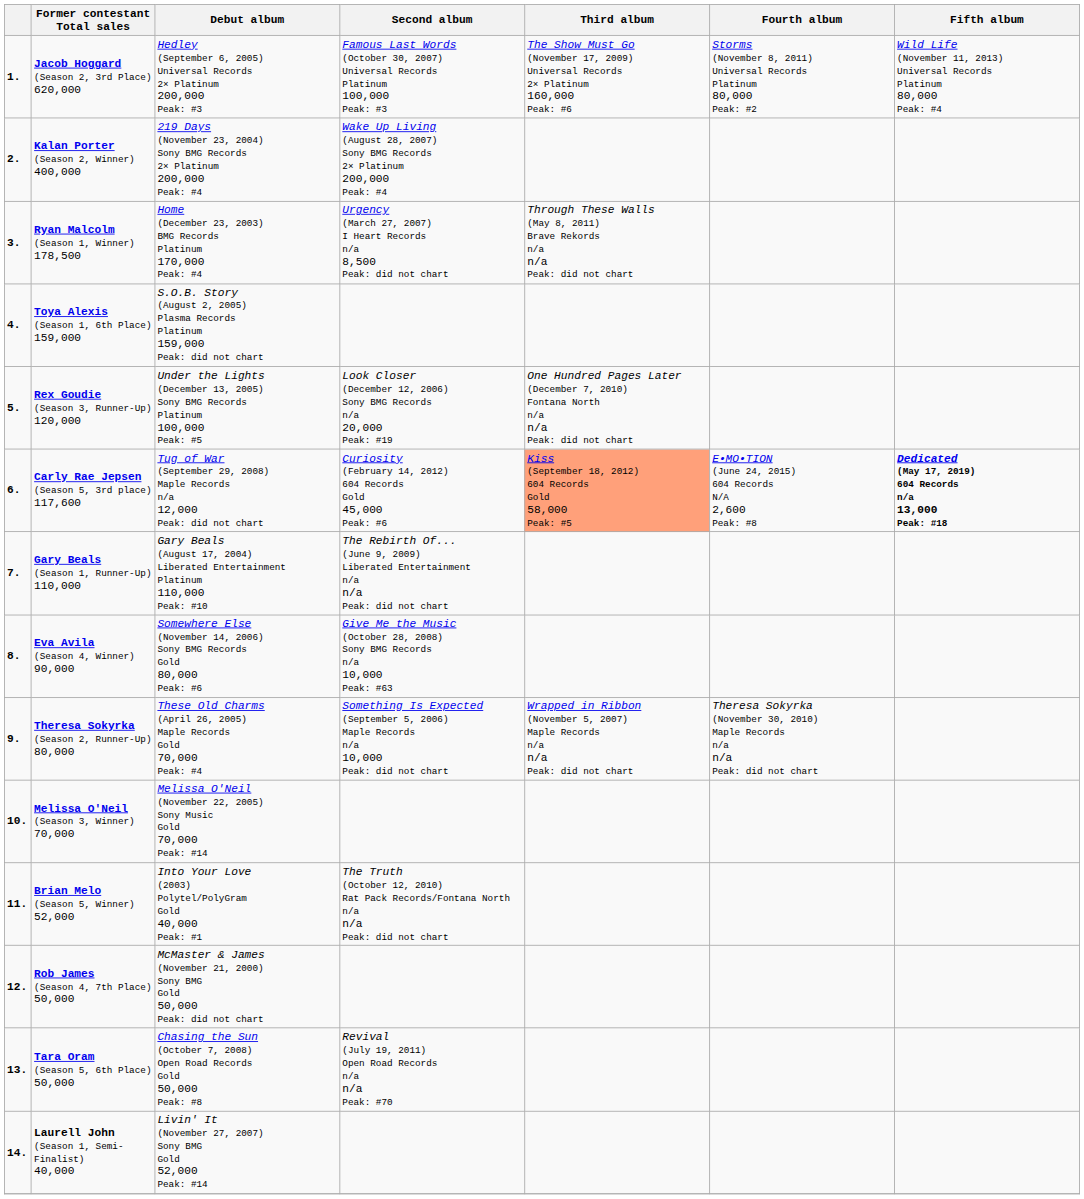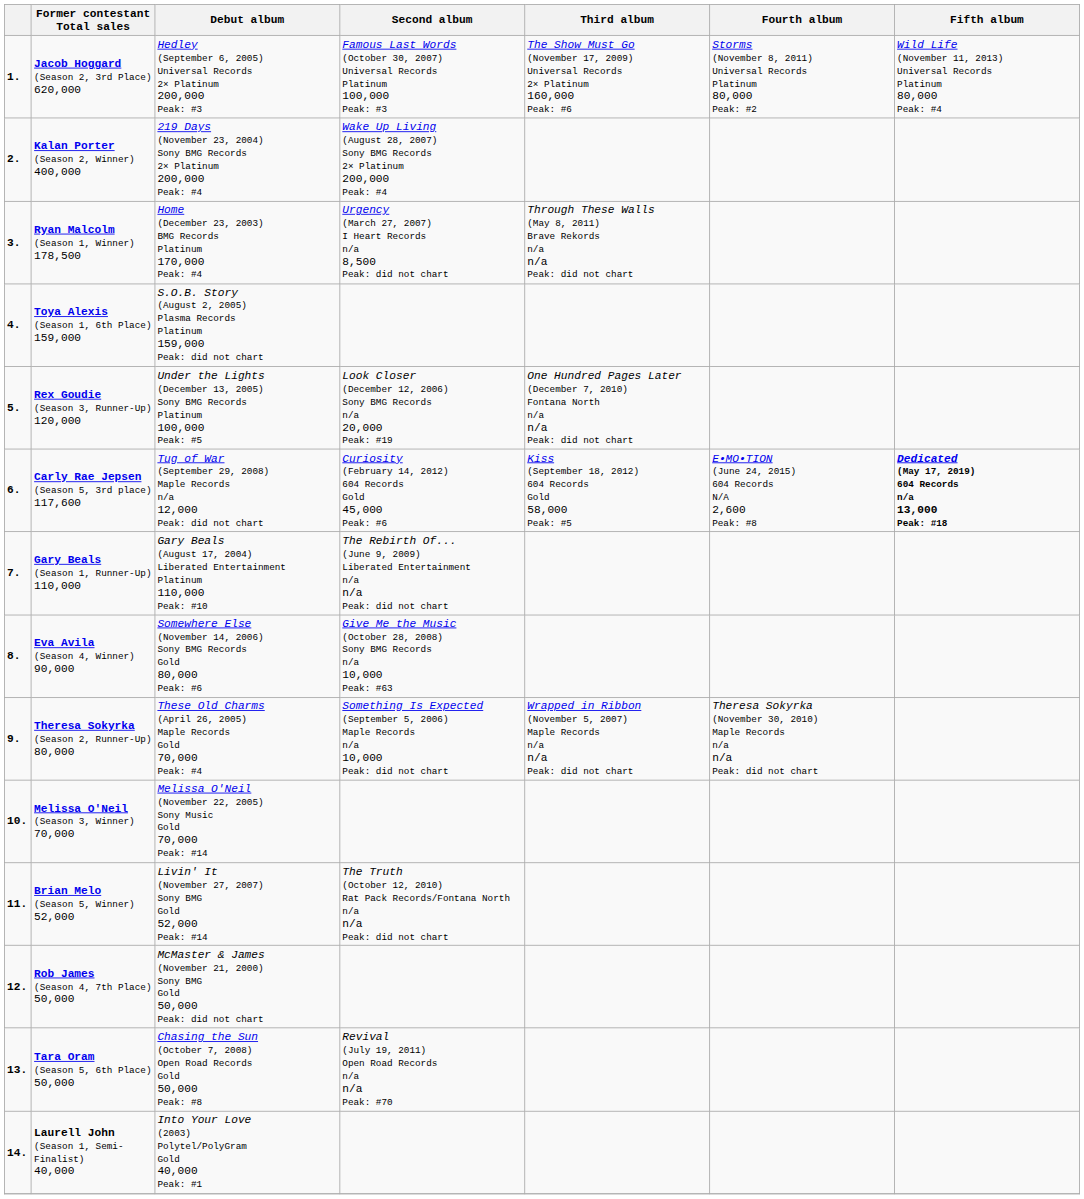(583, 490) lightsalmon background -> (583, 490) no background
(204, 904) Into Your Love (2003) Polytel/PolyGram Gold 40,000 Peak: #1 -> (210, 904) Livin' It (November 27, 2007) Sony BMG Gold 52,000 Peak: #14
(210, 1152) Livin' It (November 27, 2007) Sony BMG Gold 52,000 Peak: #14 -> (204, 1152) Into Your Love (2003) Polytel/PolyGram Gold 40,000 Peak: #1
